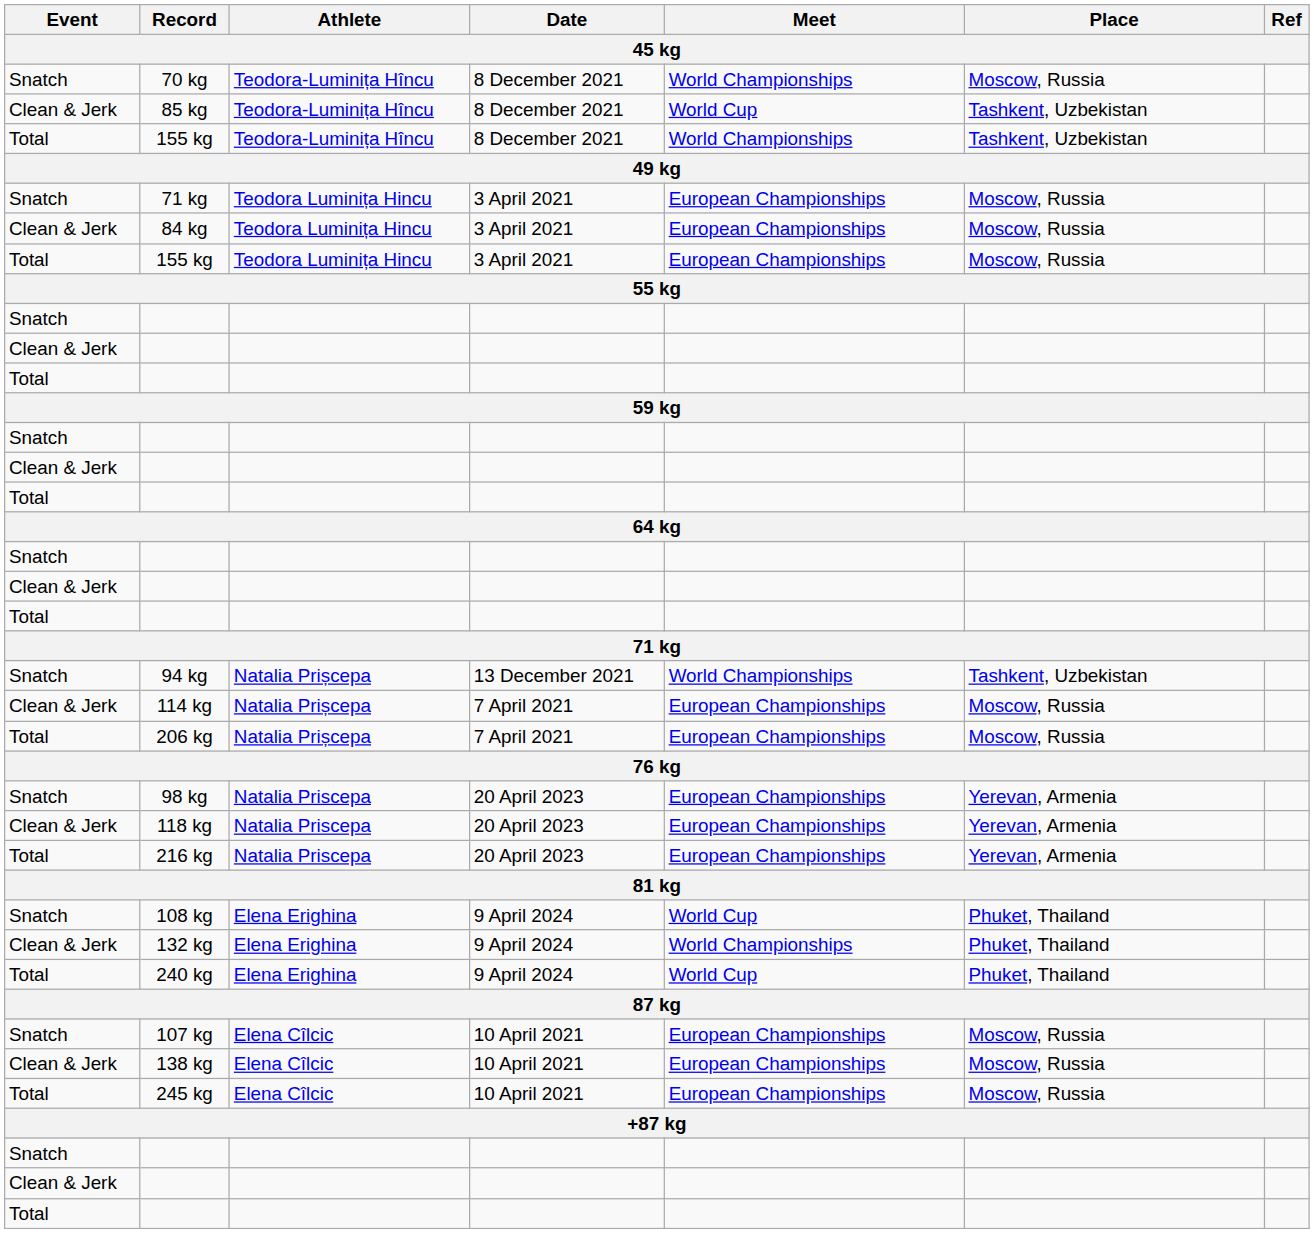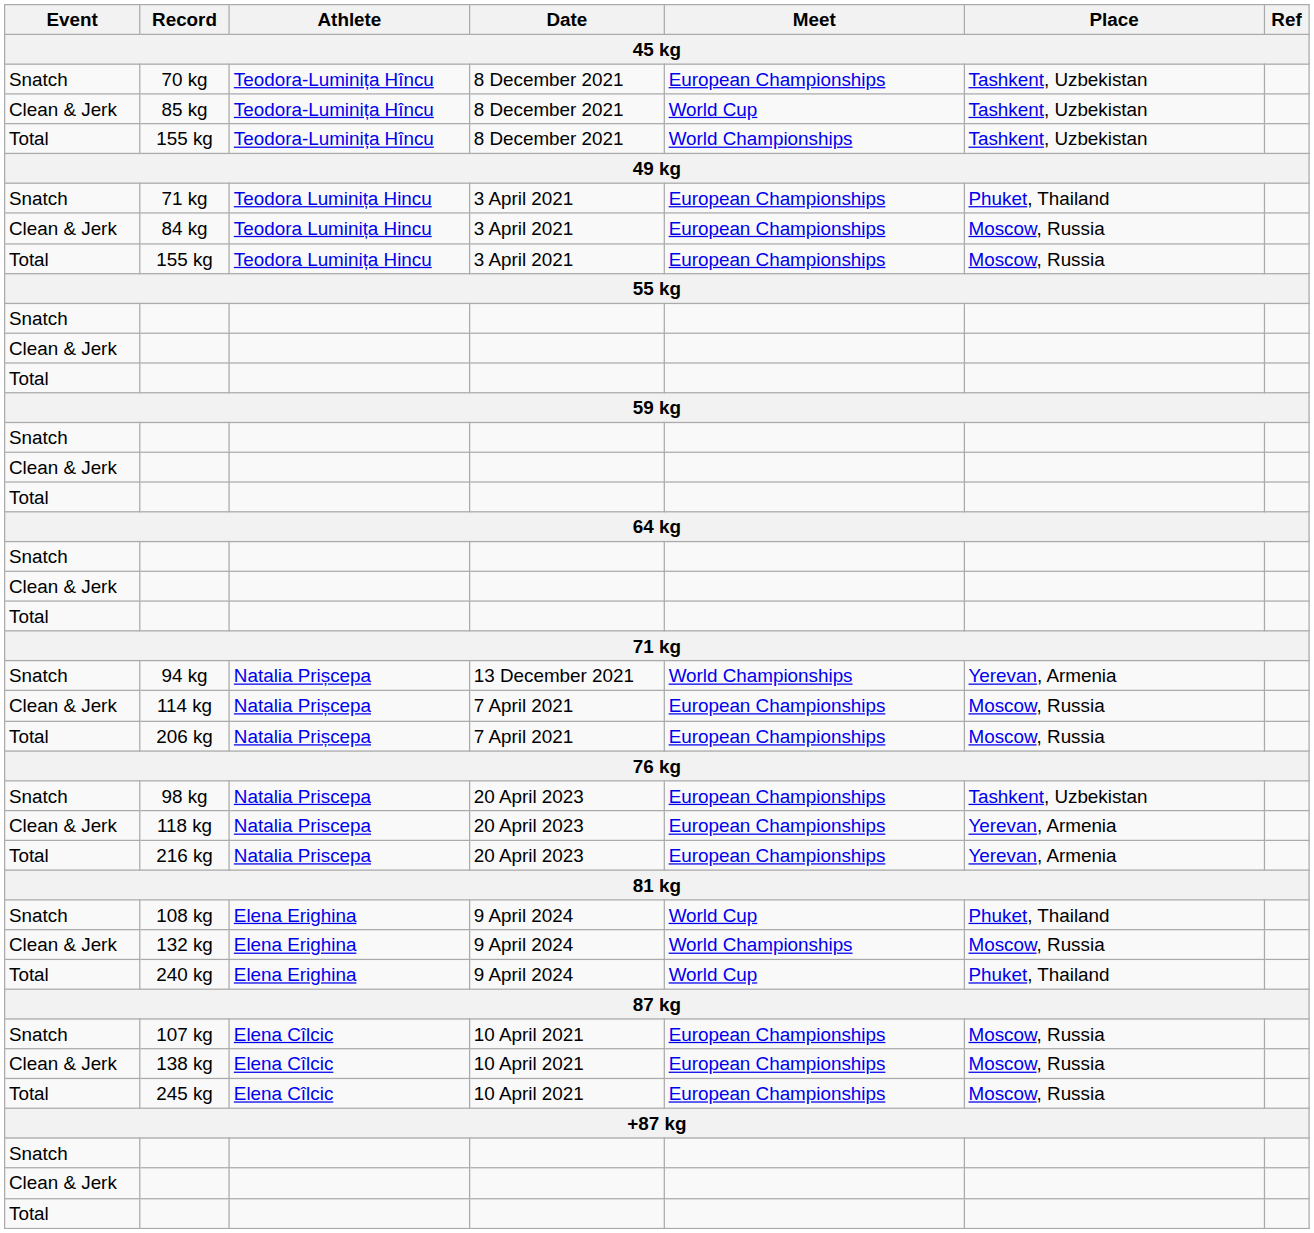(761, 79) World Championships -> (777, 79) European Championships
(1037, 79) Moscow, Russia -> (1058, 79) Tashkent, Uzbekistan
(1037, 199) Moscow, Russia -> (1039, 199) Phuket, Thailand
(1058, 676) Tashkent, Uzbekistan -> (1043, 676) Yerevan, Armenia
(1043, 796) Yerevan, Armenia -> (1058, 796) Tashkent, Uzbekistan
(1039, 945) Phuket, Thailand -> (1037, 945) Moscow, Russia
